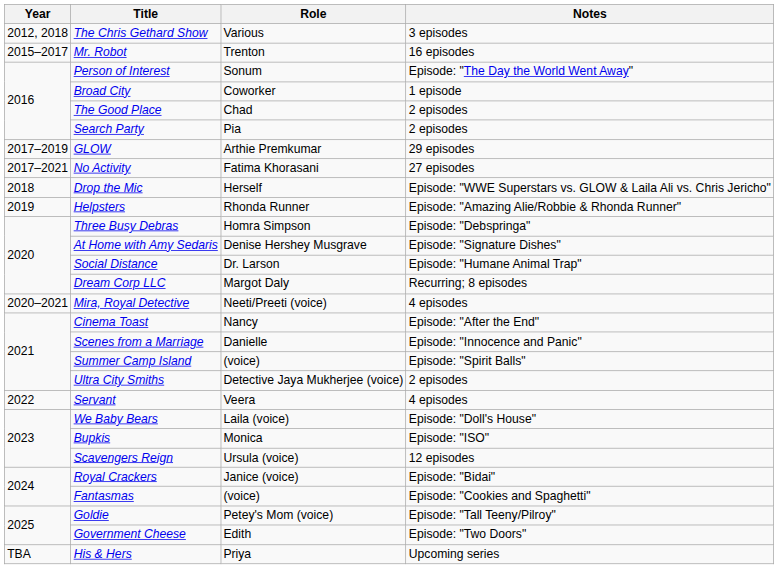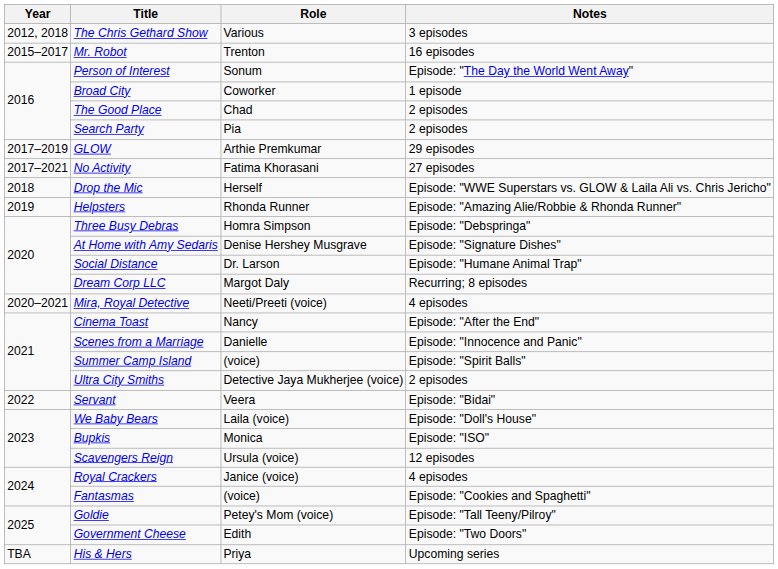(438, 399) 4 episodes -> (452, 399) Episode: "Bidai"
(452, 476) Episode: "Bidai" -> (438, 476) 4 episodes
